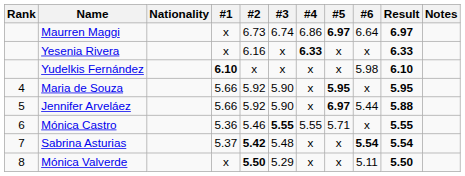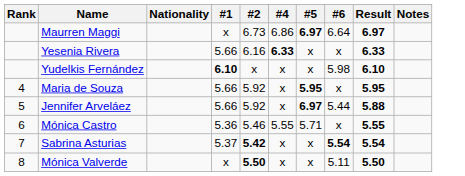- column: (282, 14)
(226, 51) x -> (226, 51) 5.66
